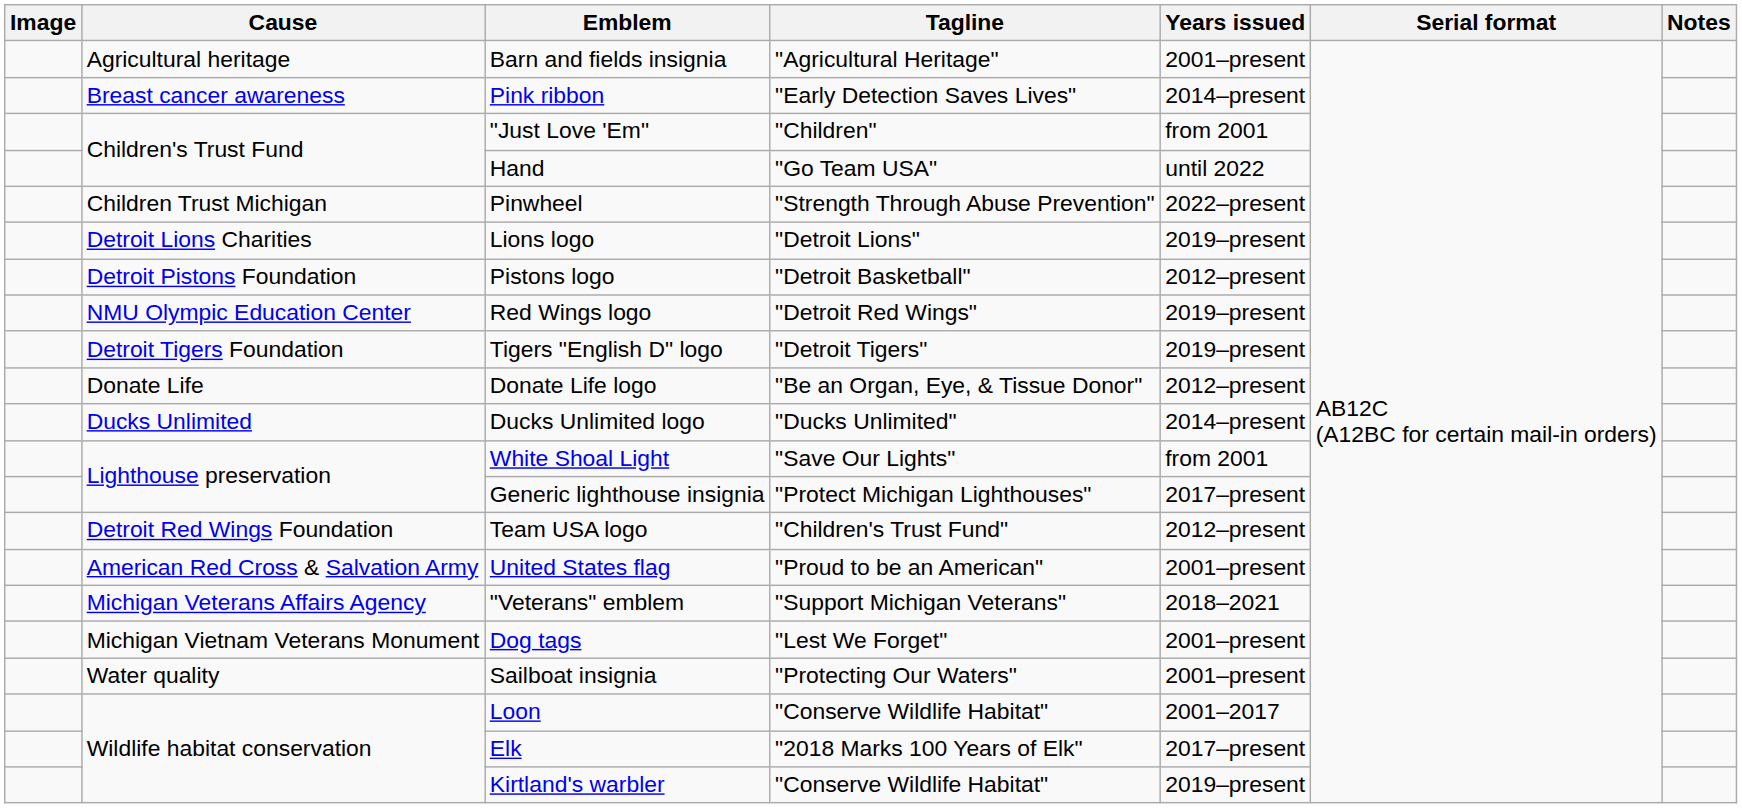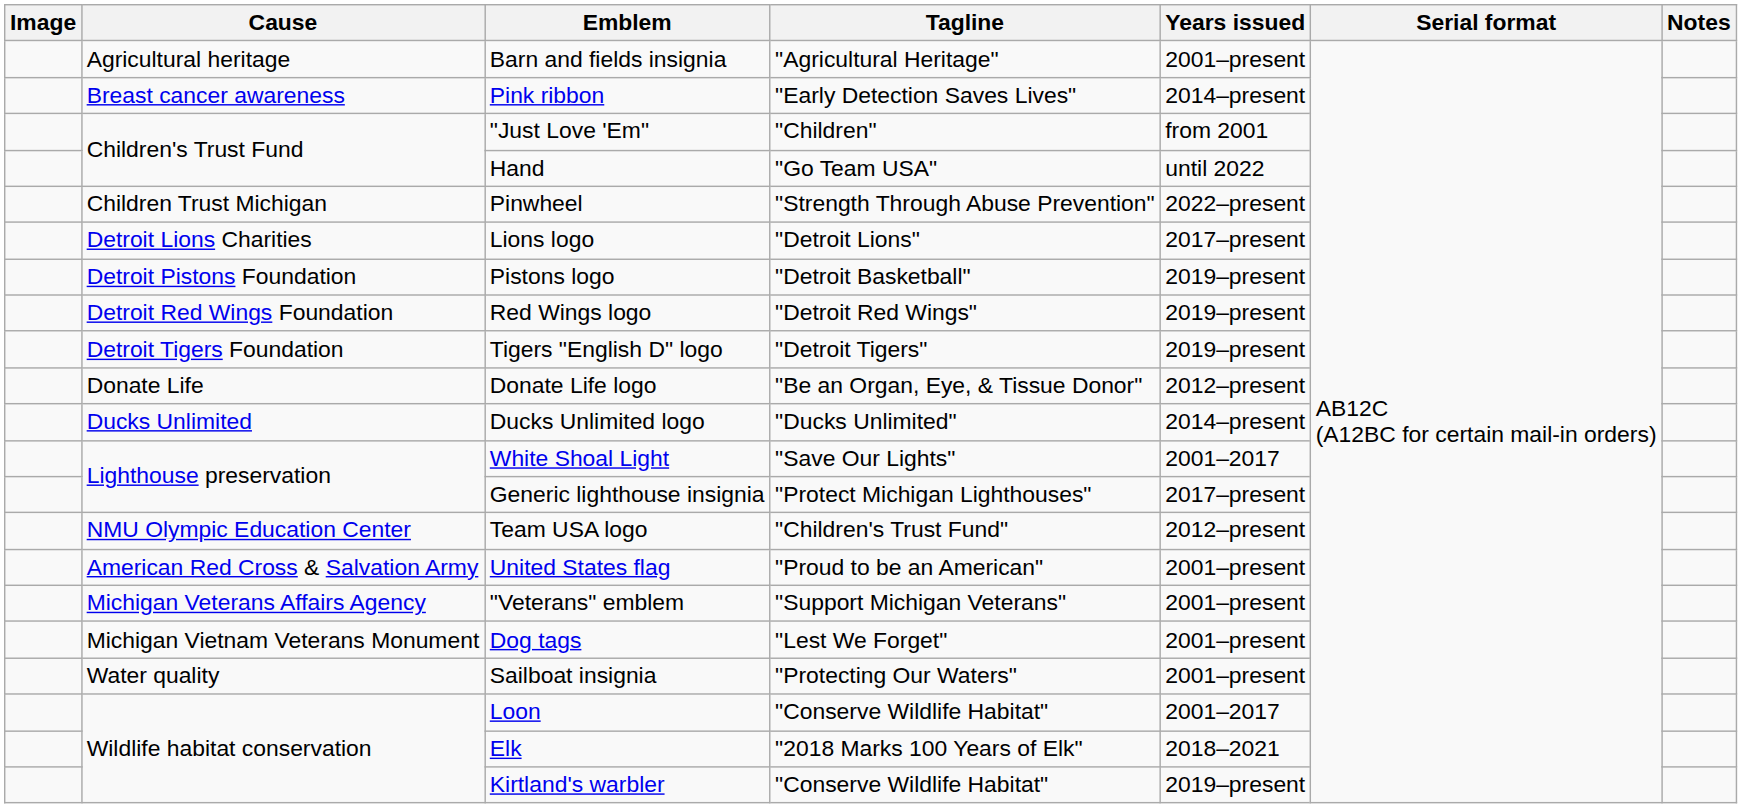(1235, 240) 2019–present -> (1235, 240) 2017–present
(1235, 276) 2012–present -> (1235, 276) 2019–present
(249, 312) NMU Olympic Education Center -> (240, 312) Detroit Red Wings Foundation
(1217, 458) from 2001 -> (1223, 458) 2001–2017
(240, 530) Detroit Red Wings Foundation -> (249, 530) NMU Olympic Education Center
(1223, 603) 2018–2021 -> (1235, 603) 2001–present
(1235, 748) 2017–present -> (1223, 748) 2018–2021
